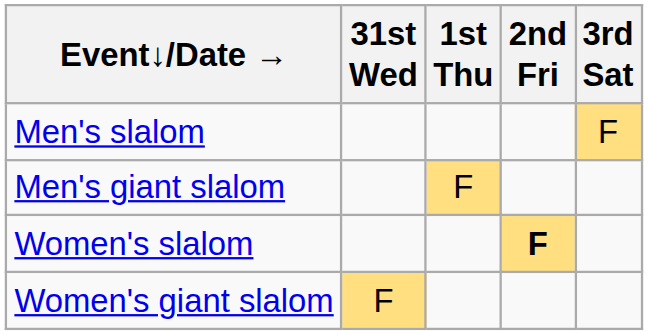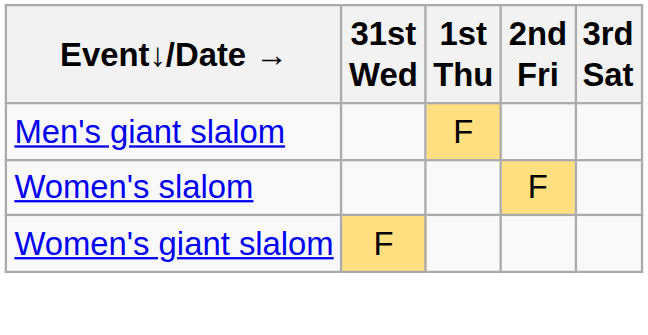- row: (110, 131)
(538, 244) bold -> (538, 187) normal
